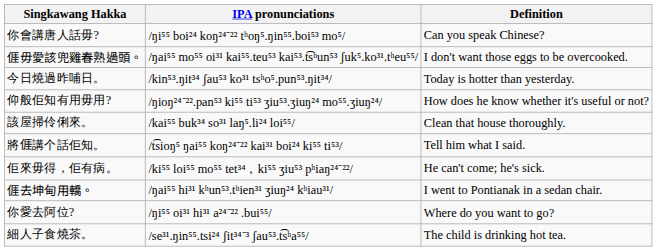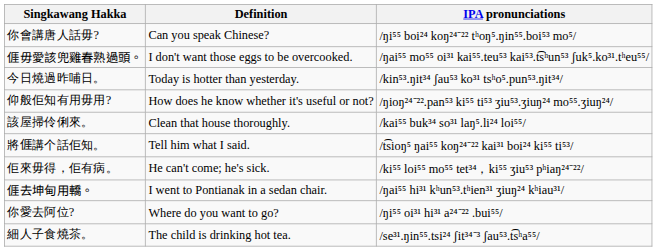columns swapped: (283, 14) <-> (536, 14)
